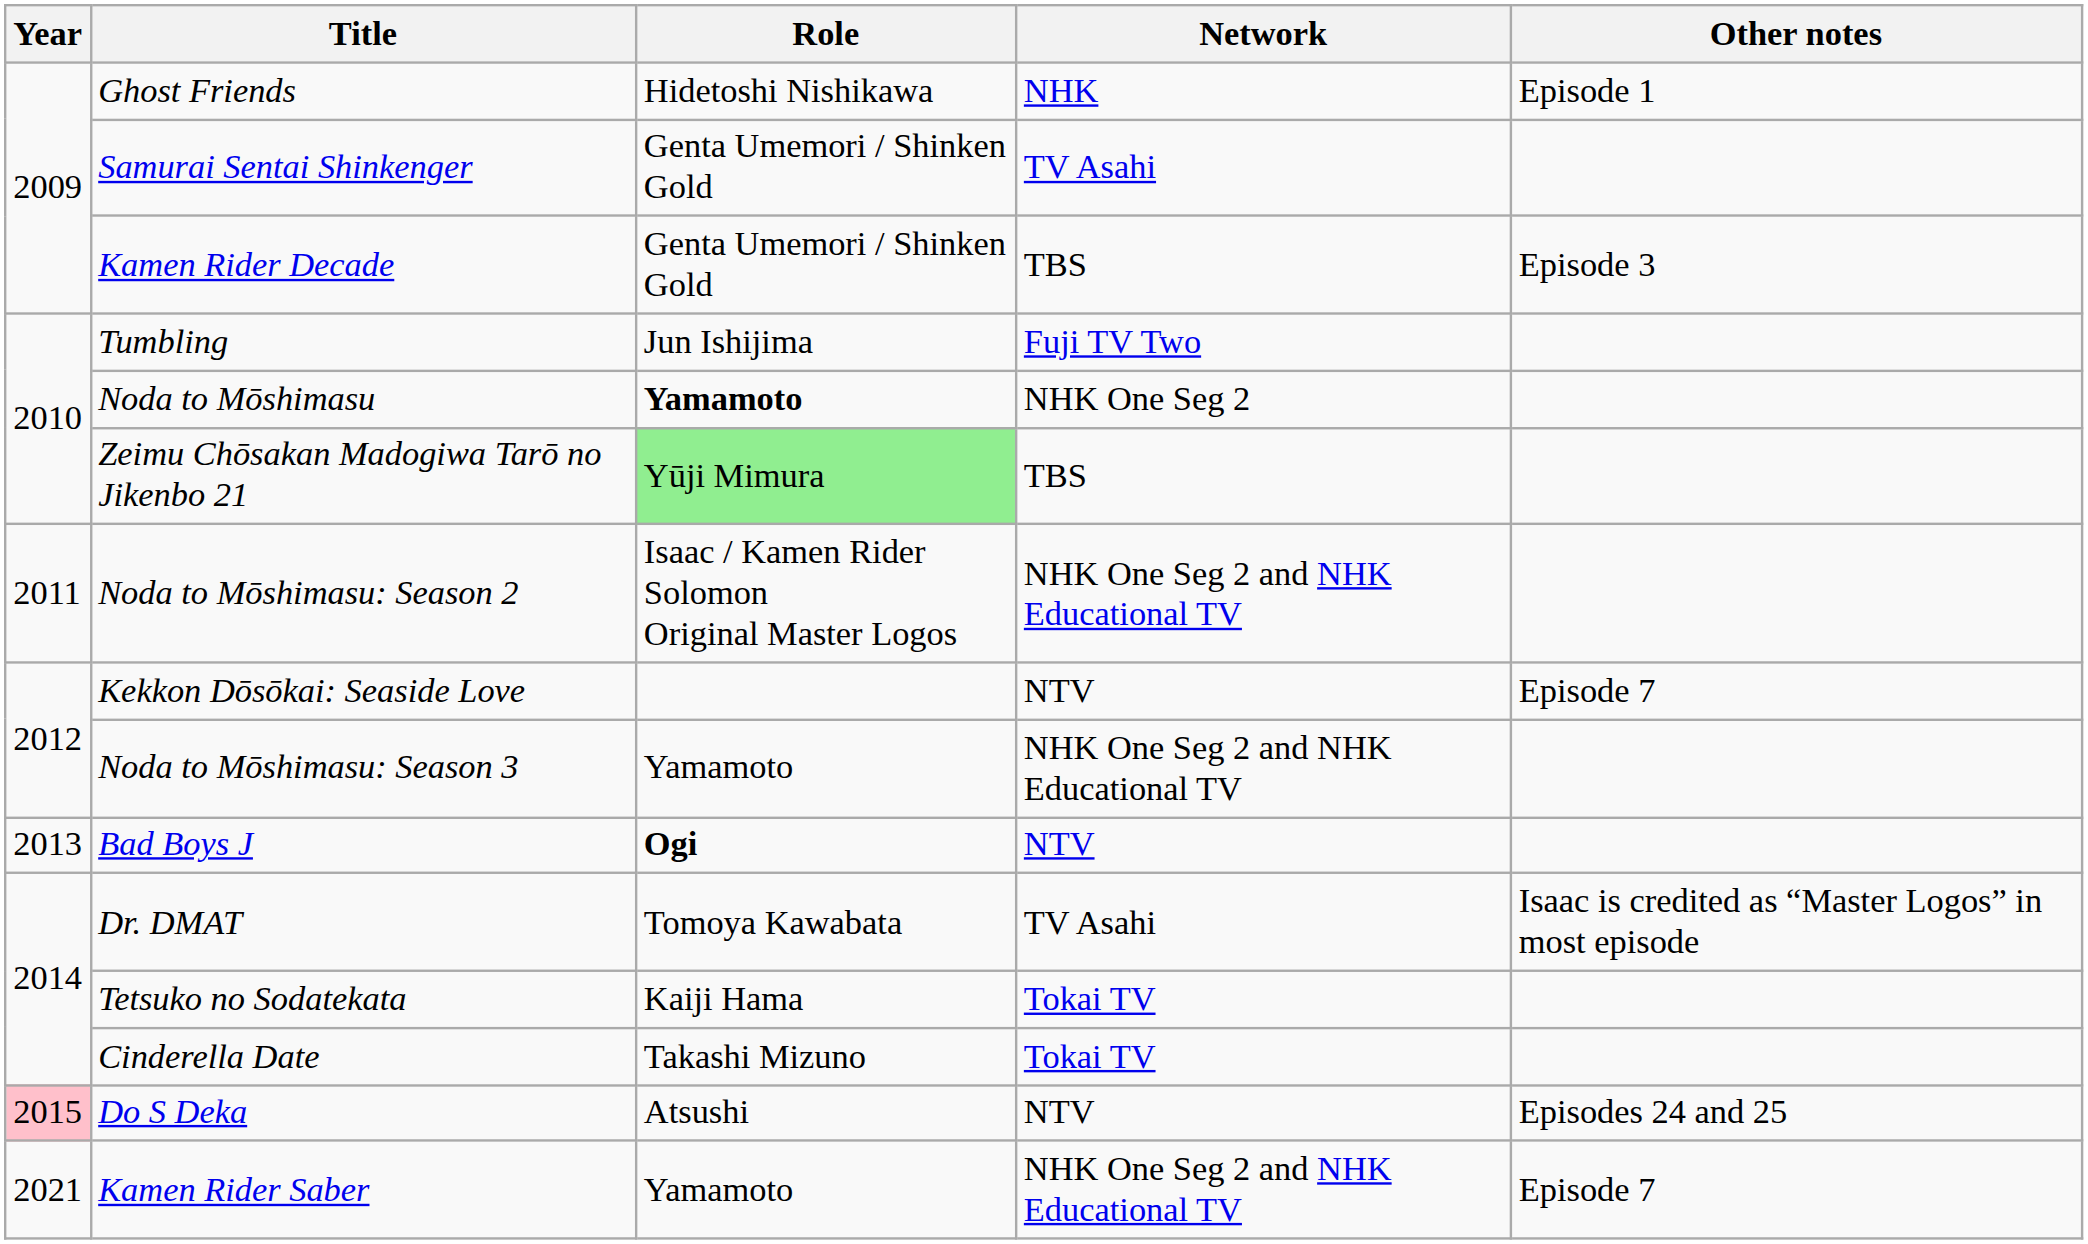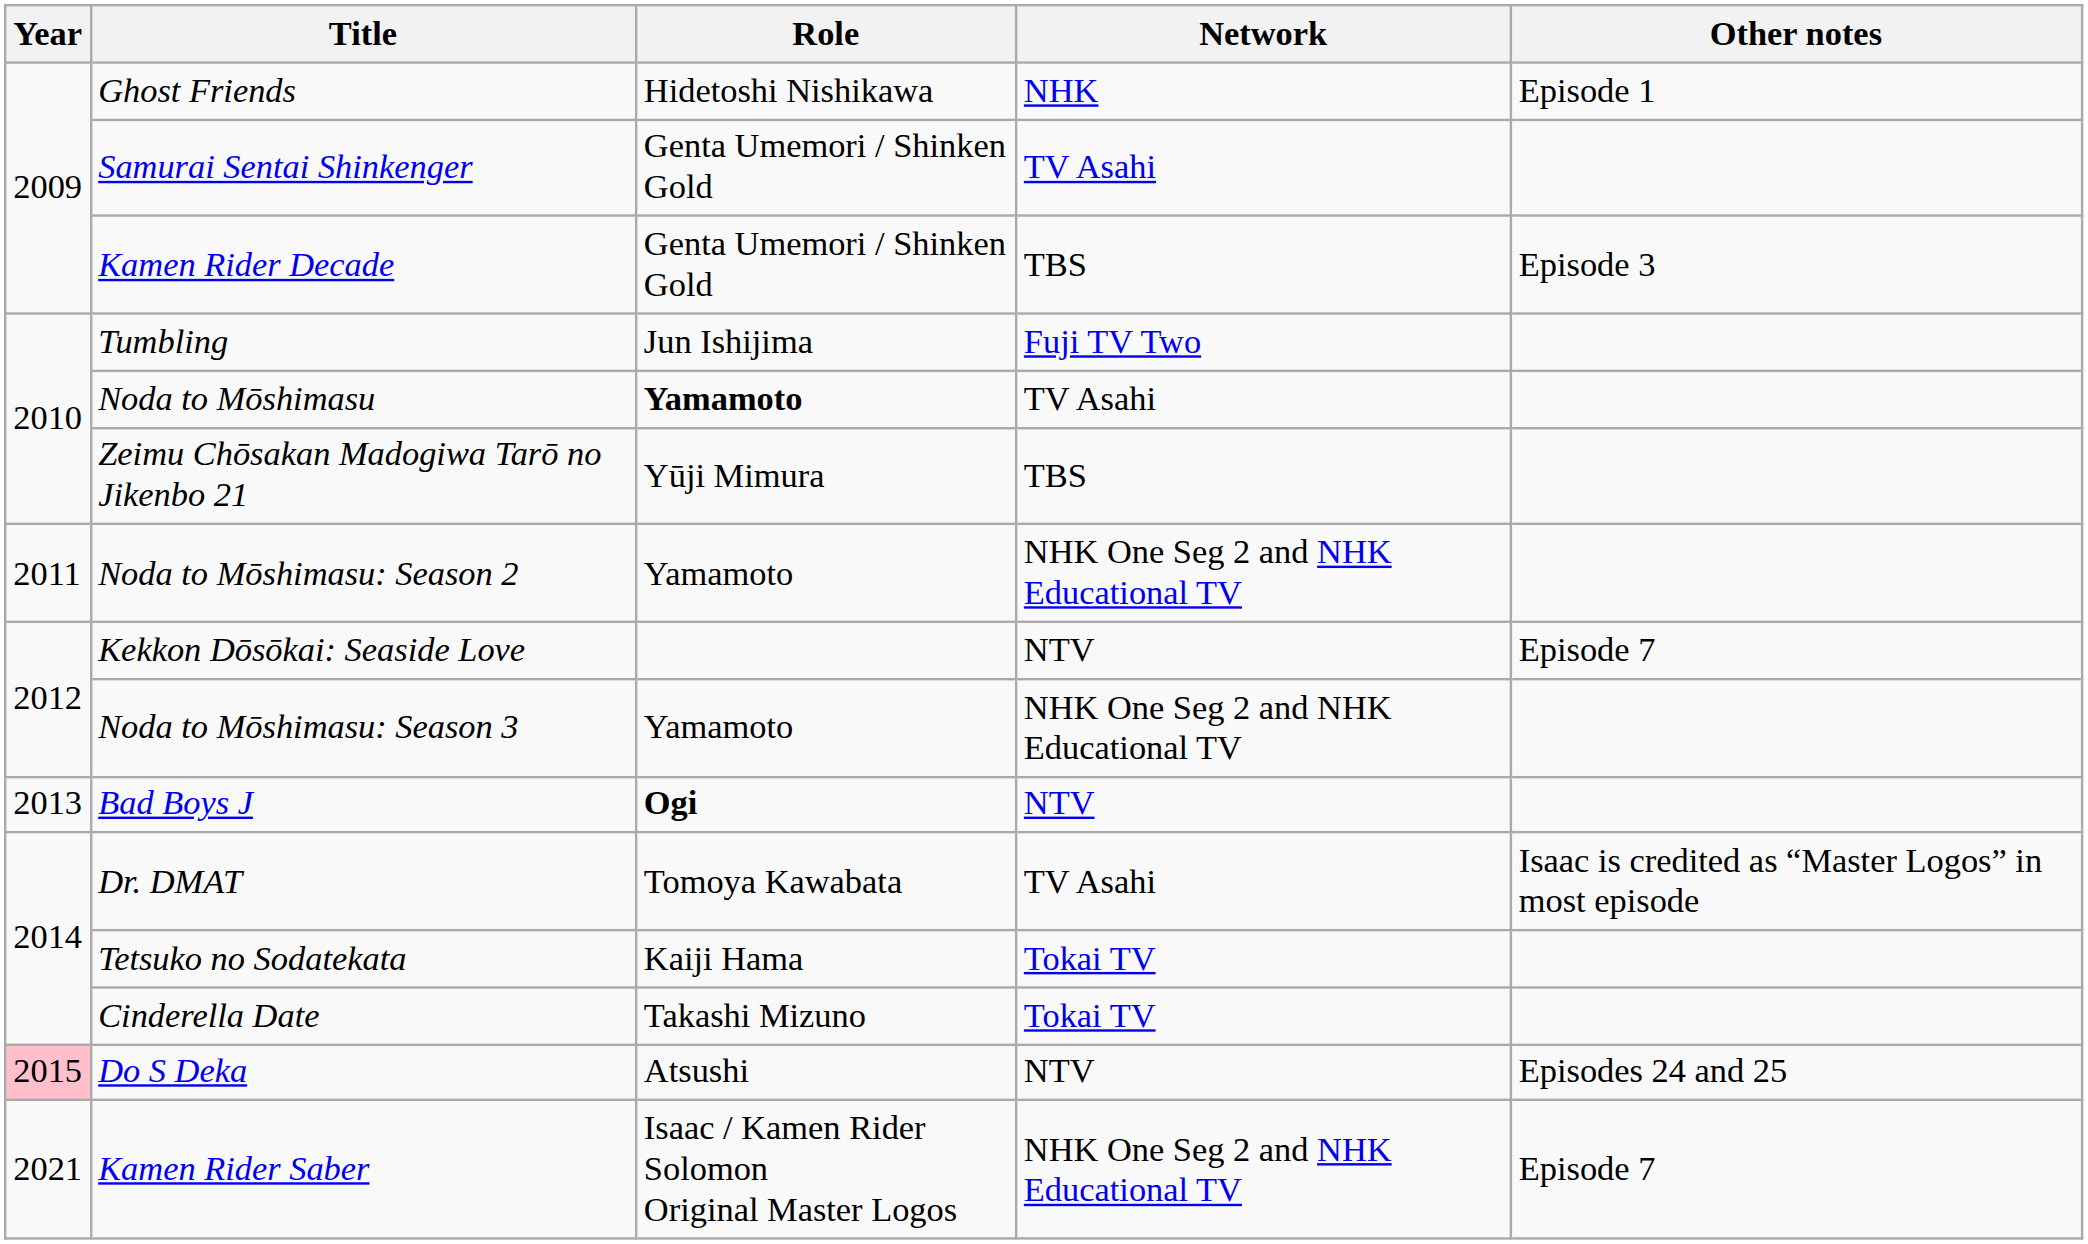(1137, 398) NHK One Seg 2 -> (1090, 398) TV Asahi
(734, 475) lightgreen background -> (734, 475) no background
(801, 593) Isaac / Kamen Rider Solomon Original Master Logos -> (719, 572) Yamamoto
(719, 1189) Yamamoto -> (801, 1169) Isaac / Kamen Rider Solomon Original Master Logos
